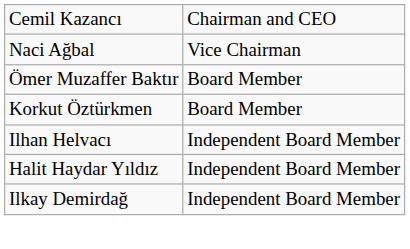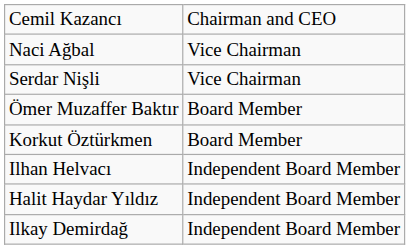+ row: (54, 79)
